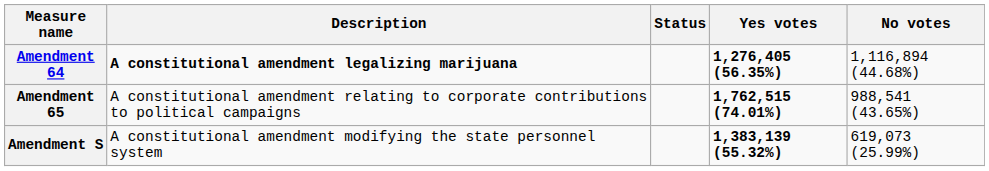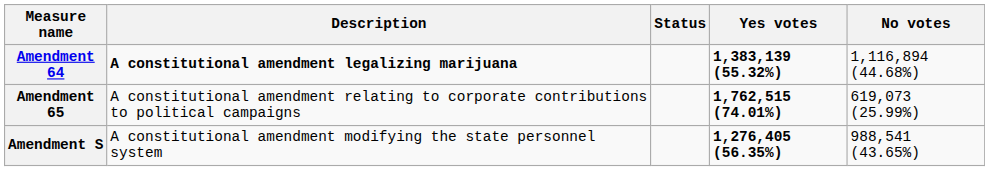(752, 65) 1,276,405 (56.35%) -> (752, 65) 1,383,139 (55.32%)
(885, 105) 988,541 (43.65%) -> (885, 105) 619,073 (25.99%)
(752, 145) 1,383,139 (55.32%) -> (752, 145) 1,276,405 (56.35%)
(885, 145) 619,073 (25.99%) -> (885, 145) 988,541 (43.65%)
